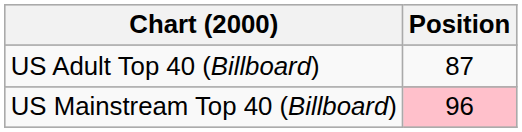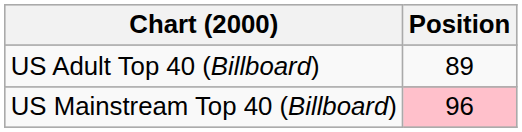(460, 65) 87 -> (460, 65) 89
